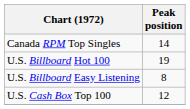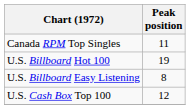(164, 43) 14 -> (164, 43) 11
